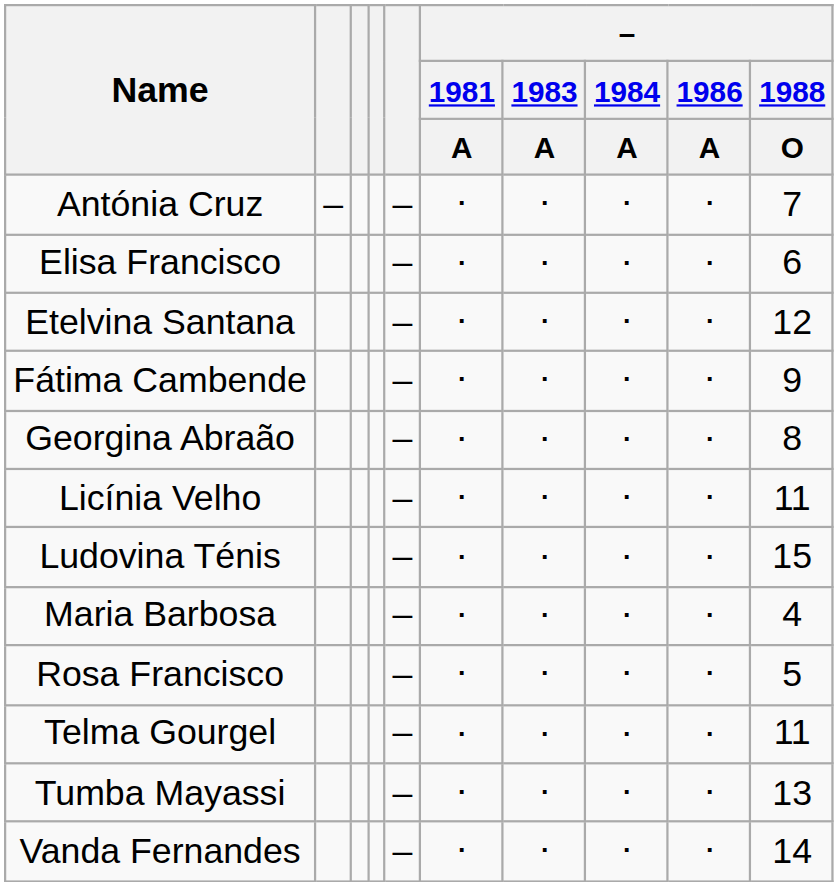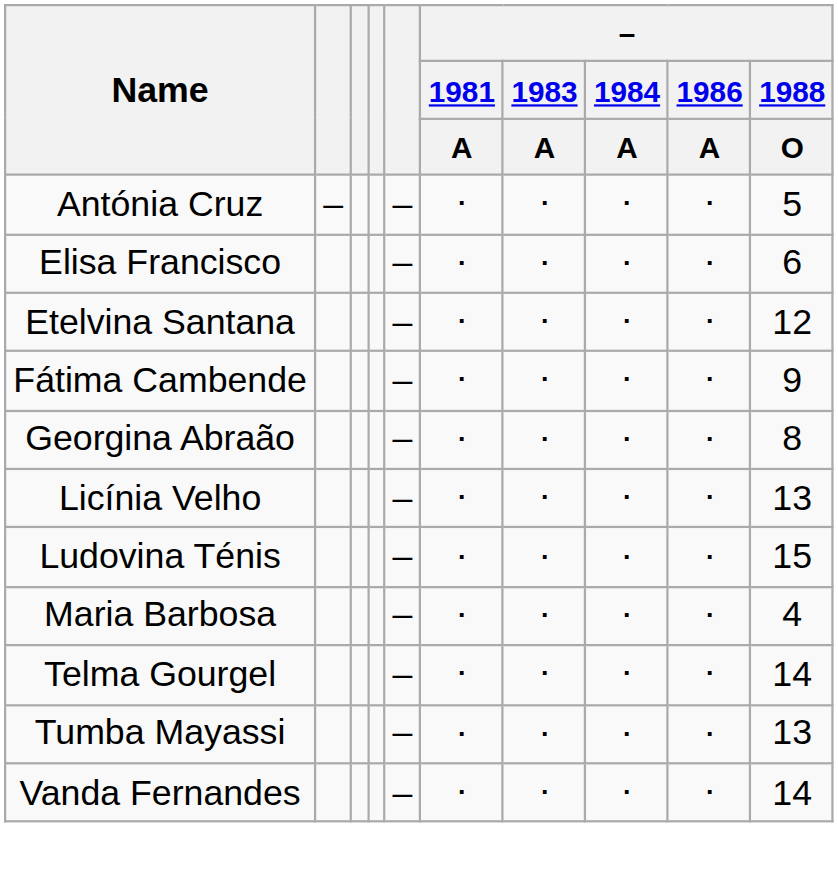(792, 203) 7 -> (792, 203) 5
(792, 497) 11 -> (792, 497) 13
- row: (160, 674)
(792, 733) 11 -> (792, 674) 14
